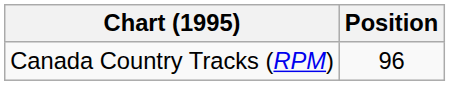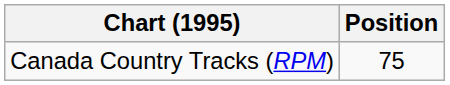(392, 60) 96 -> (392, 60) 75
